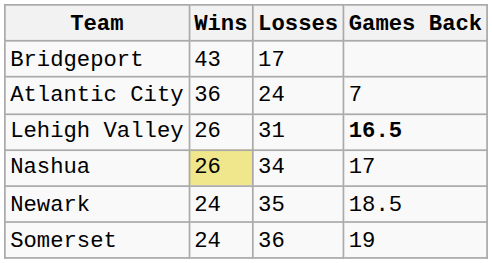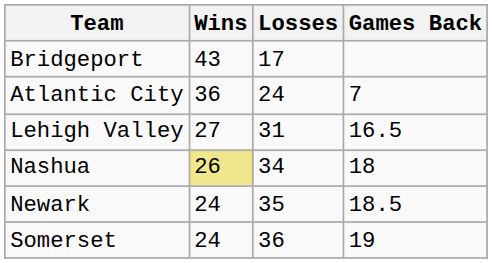(208, 132) 26 -> (208, 132) 27
(375, 132) bold -> (375, 132) normal
(362, 168) 17 -> (362, 168) 18
